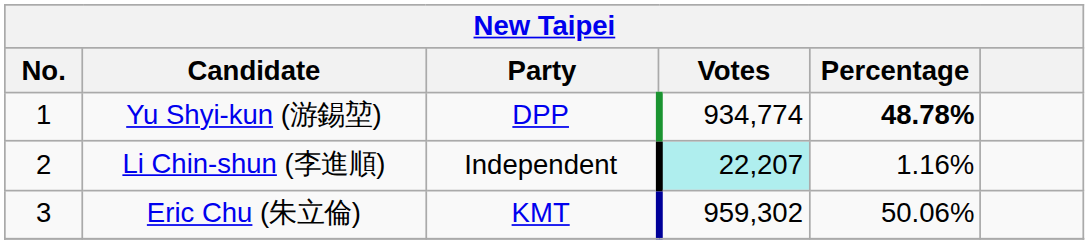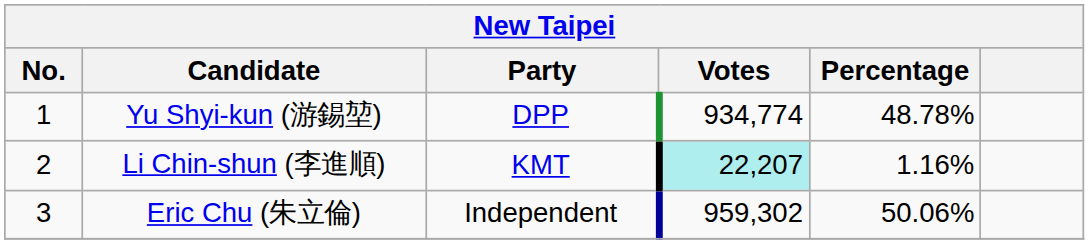(928, 116) bold -> (928, 116) normal
(541, 164) Independent -> (541, 164) KMT
(541, 213) KMT -> (541, 213) Independent
